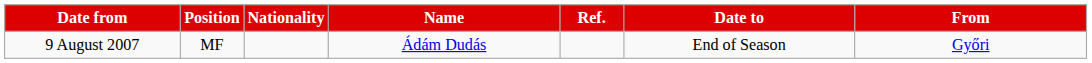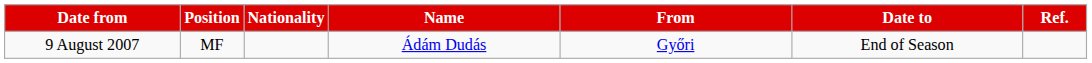columns swapped: (971, 18) <-> (592, 18)
